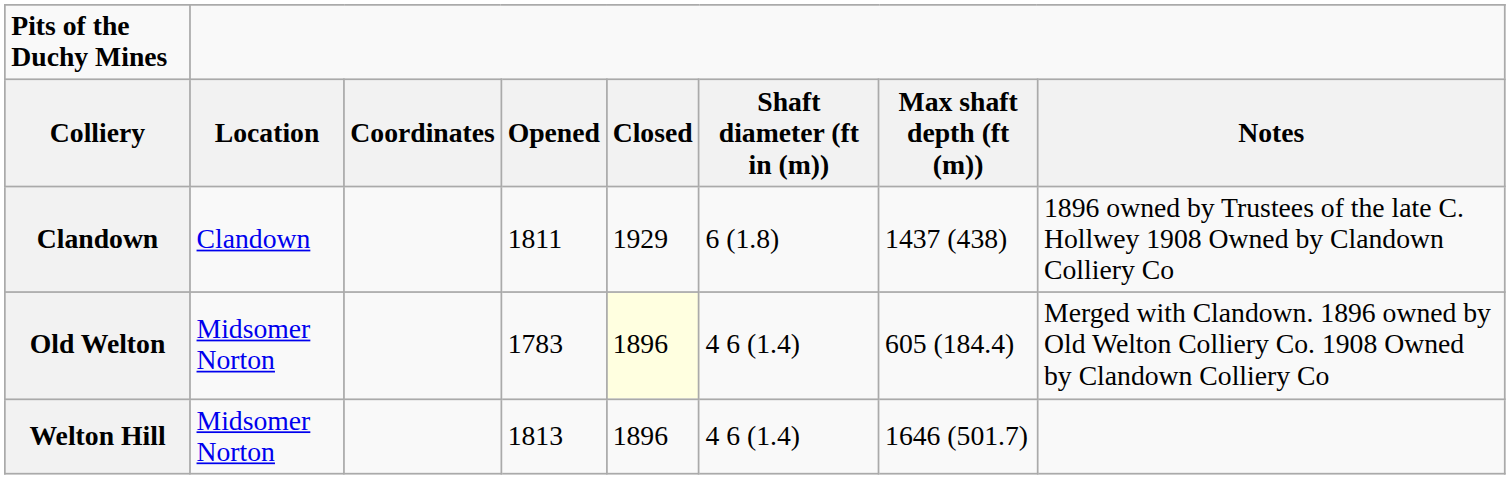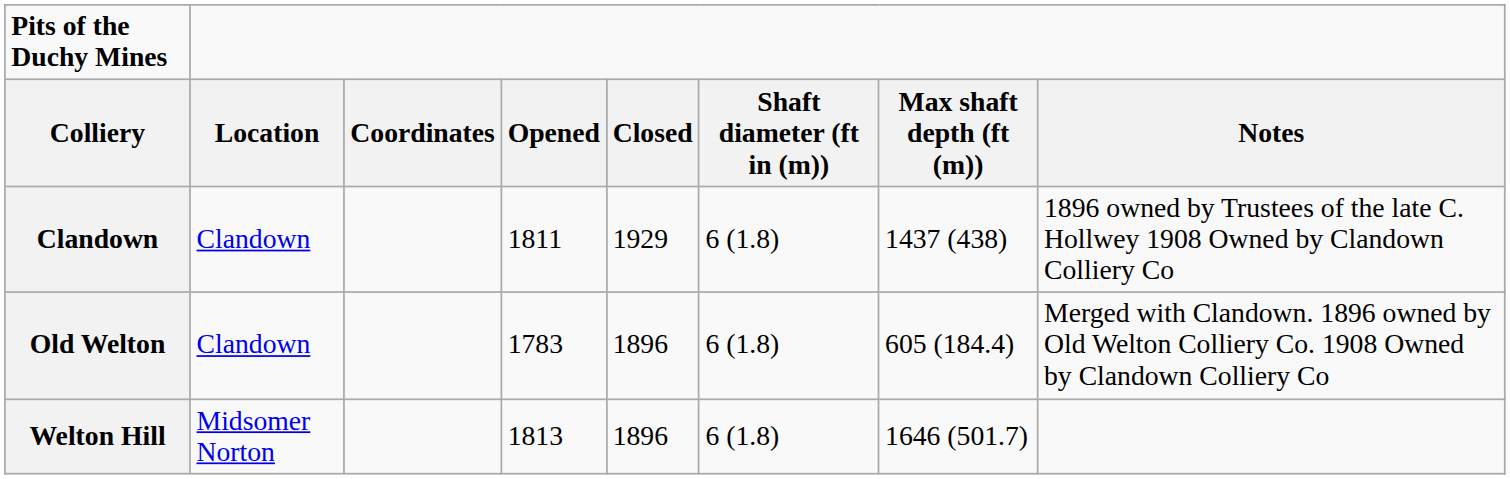(253, 344) Midsomer Norton -> (253, 344) Clandown
(640, 344) lightyellow background -> (640, 344) no background
(753, 344) 4 6 (1.4) -> (742, 344) 6 (1.8)
(753, 435) 4 6 (1.4) -> (742, 435) 6 (1.8)
